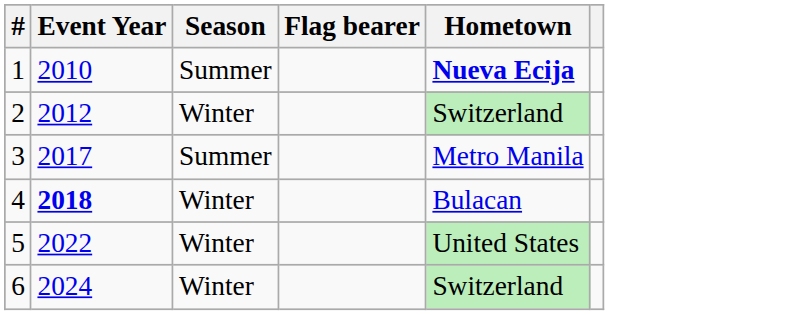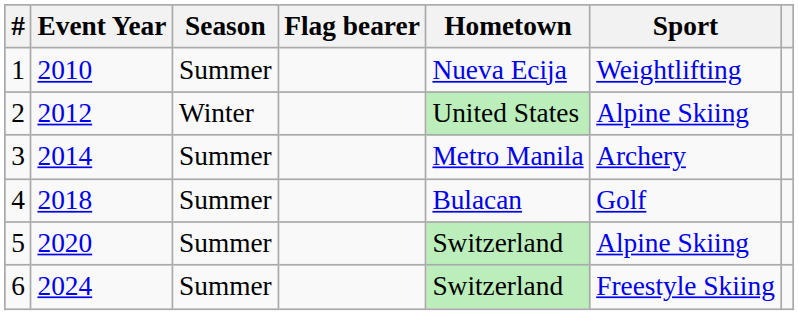+ column: (686, 26)
(503, 69) bold -> (500, 69) normal
(498, 112) Switzerland -> (506, 112) United States
(65, 156) 2017 -> (65, 156) 2014
(65, 199) bold -> (65, 199) normal
(216, 199) Winter -> (225, 199) Summer
(65, 243) 2022 -> (65, 243) 2020
(216, 243) Winter -> (225, 243) Summer
(506, 243) United States -> (498, 243) Switzerland
(216, 286) Winter -> (225, 286) Summer
